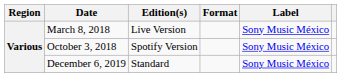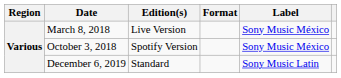(286, 64) Sony Music México -> (281, 64) Sony Music Latin
